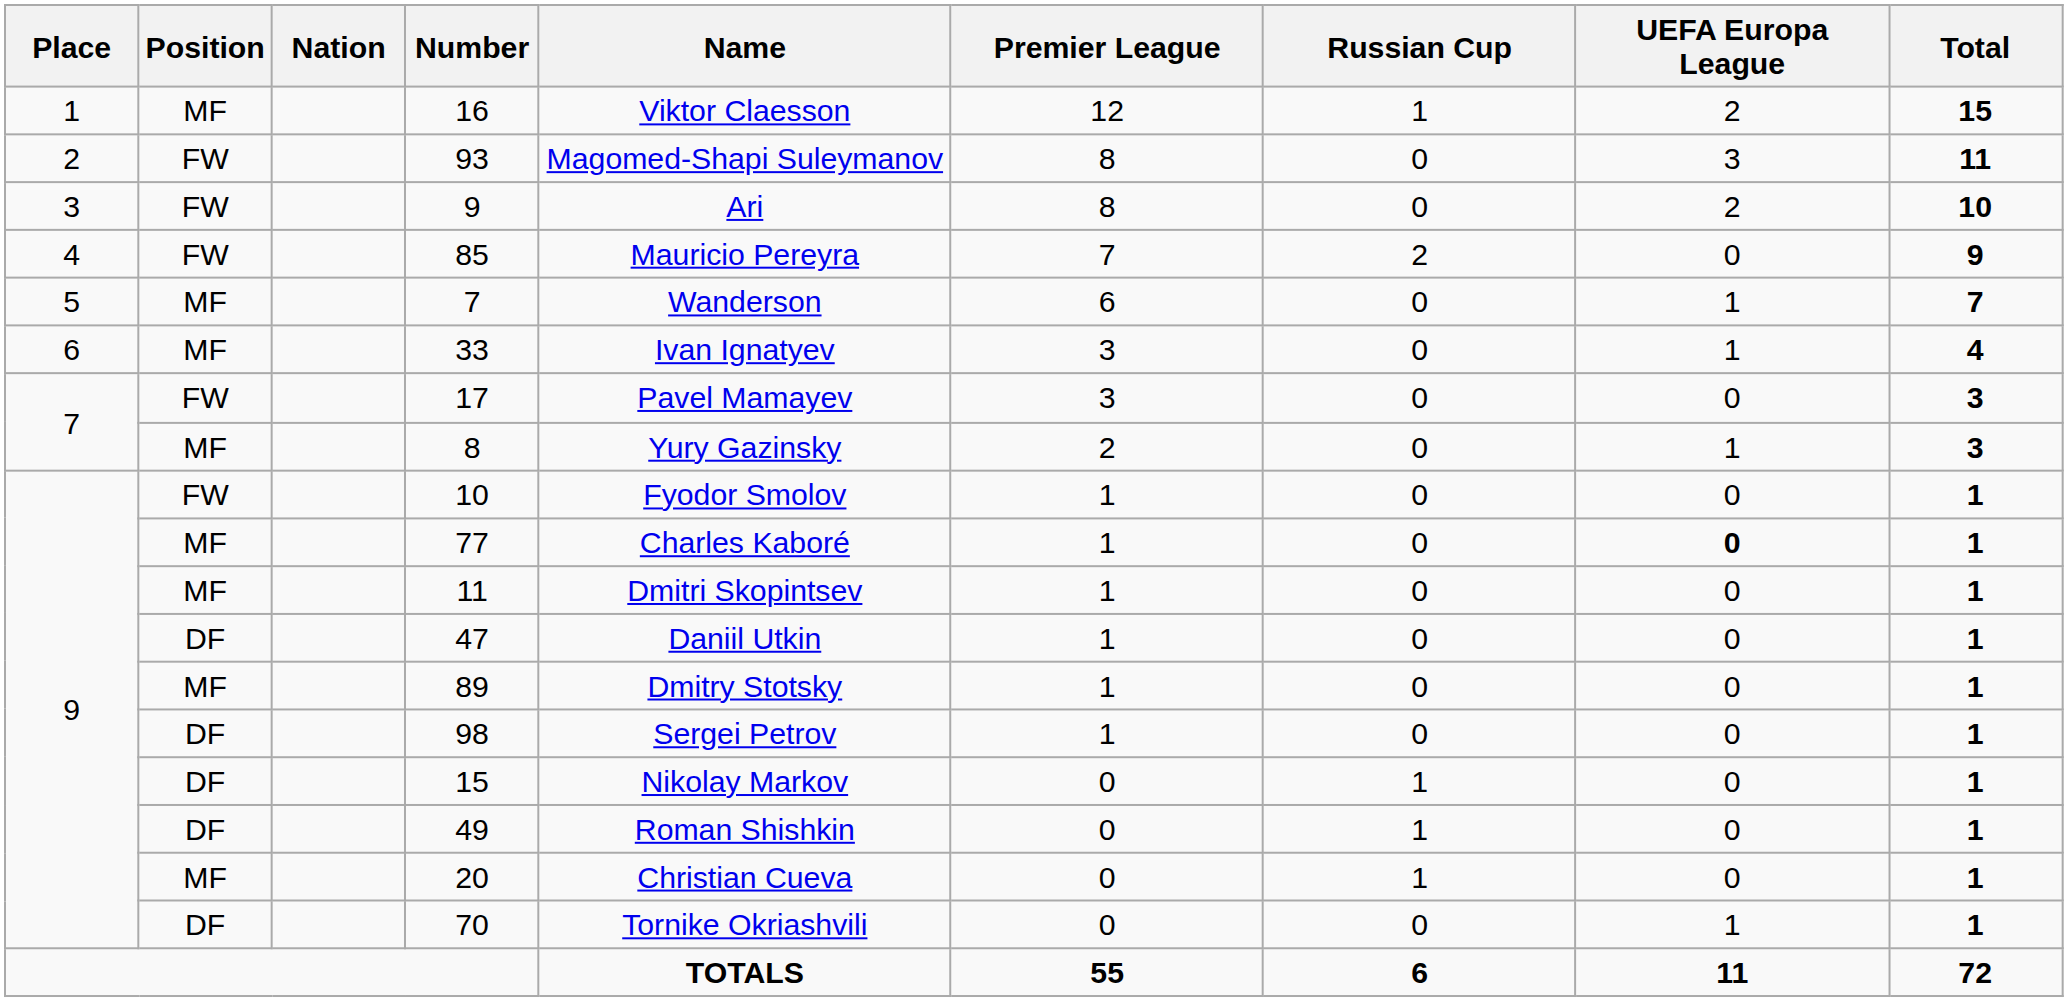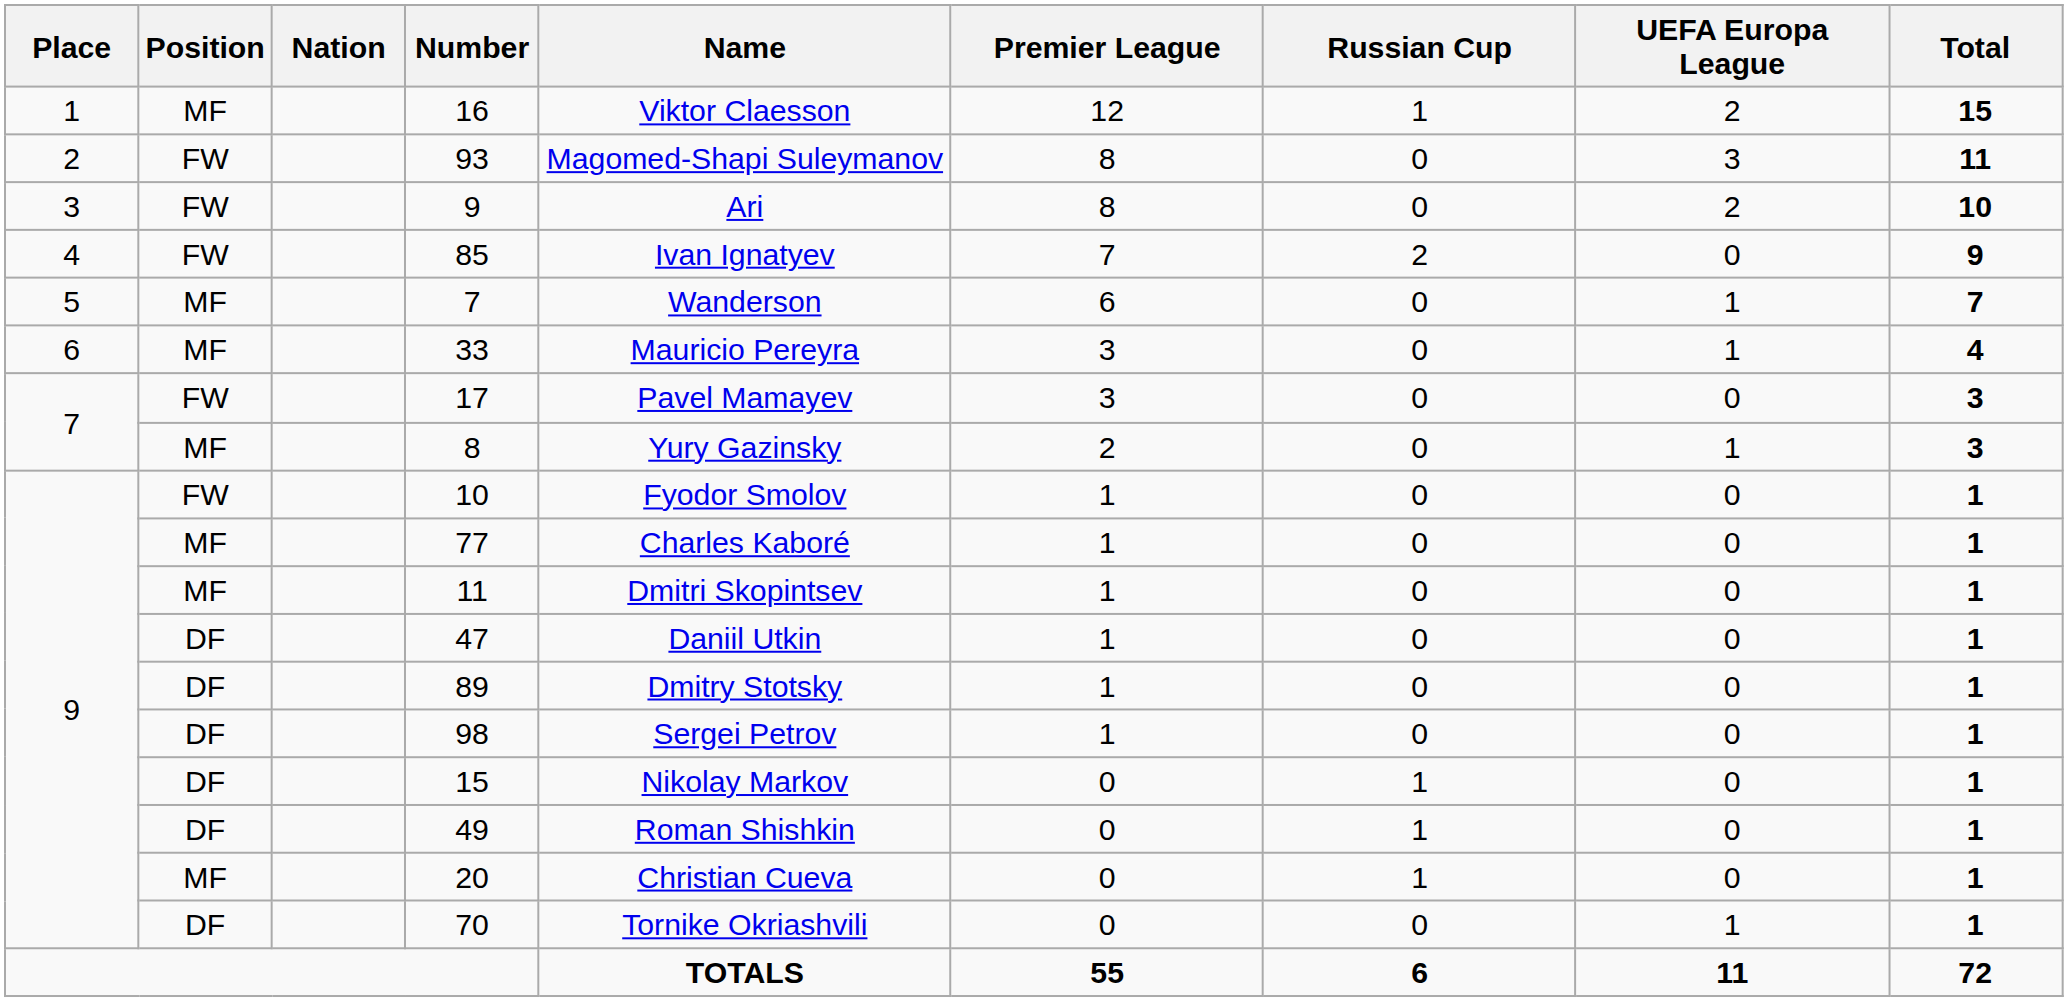(745, 254) Mauricio Pereyra -> (745, 254) Ivan Ignatyev
(745, 350) Ivan Ignatyev -> (745, 350) Mauricio Pereyra
(1732, 542) bold -> (1732, 542) normal
(205, 685) MF -> (205, 685) DF
